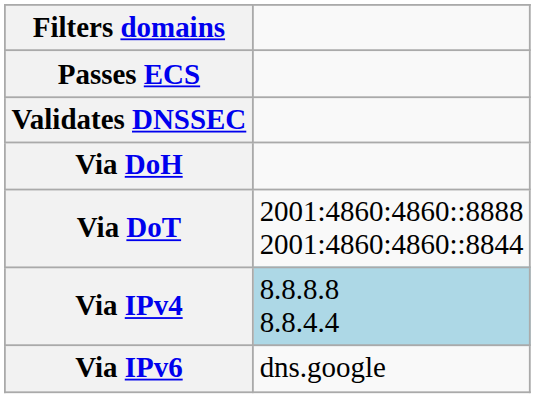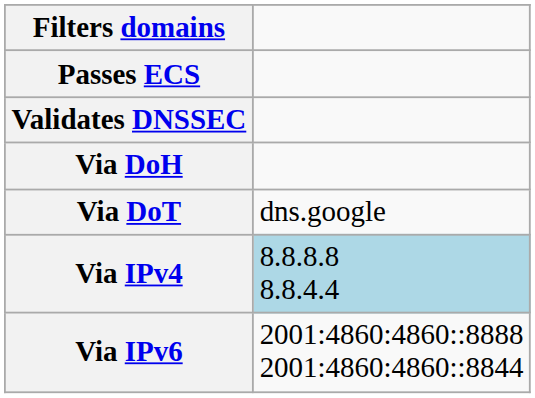(392, 227) 2001:4860:4860::8888 2001:4860:4860::8844 -> (323, 211) dns.google
(323, 368) dns.google -> (392, 351) 2001:4860:4860::8888 2001:4860:4860::8844
